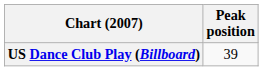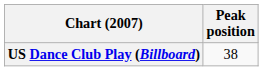(231, 54) 39 -> (231, 54) 38
